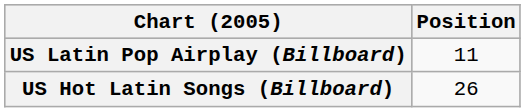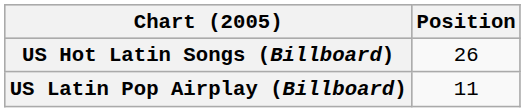rows swapped: (208, 89) <-> (208, 55)
